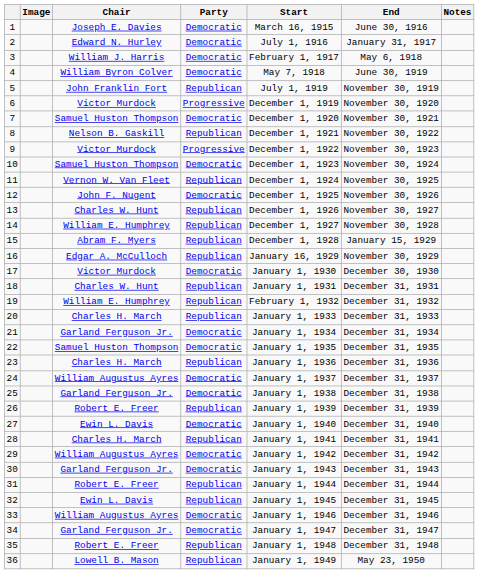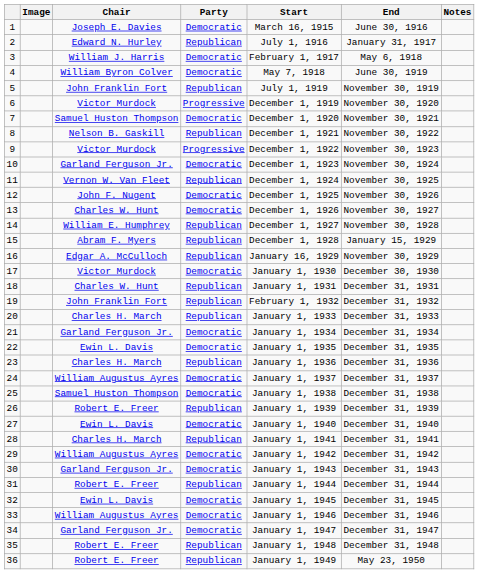(214, 42) Democratic -> (214, 42) Republican
(117, 165) Samuel Huston Thompson -> (117, 165) Garland Ferguson Jr.
(214, 210) Republican -> (214, 210) Democratic
(117, 302) William E. Humphrey -> (117, 302) John Franklin Fort
(117, 348) Samuel Huston Thompson -> (117, 348) Ewin L. Davis
(117, 393) Garland Ferguson Jr. -> (117, 393) Samuel Huston Thompson
(214, 500) Republican -> (214, 500) Democratic
(117, 561) Lowell B. Mason -> (117, 561) Robert E. Freer
